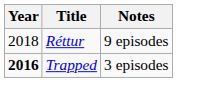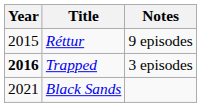(23, 41) 2018 -> (23, 41) 2015
+ row: (84, 89)
